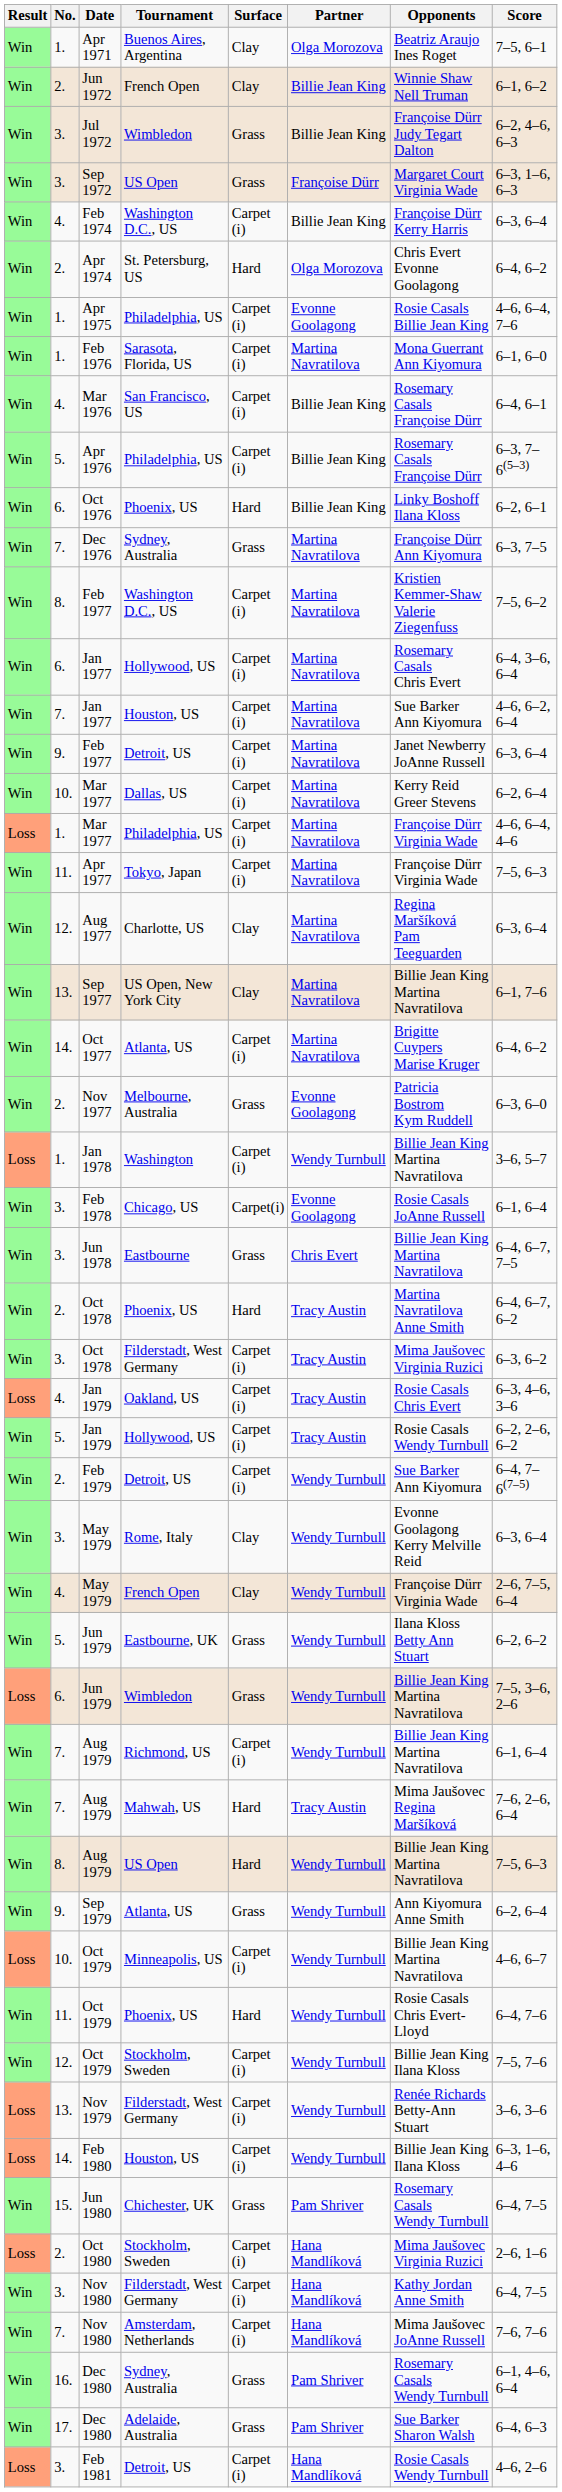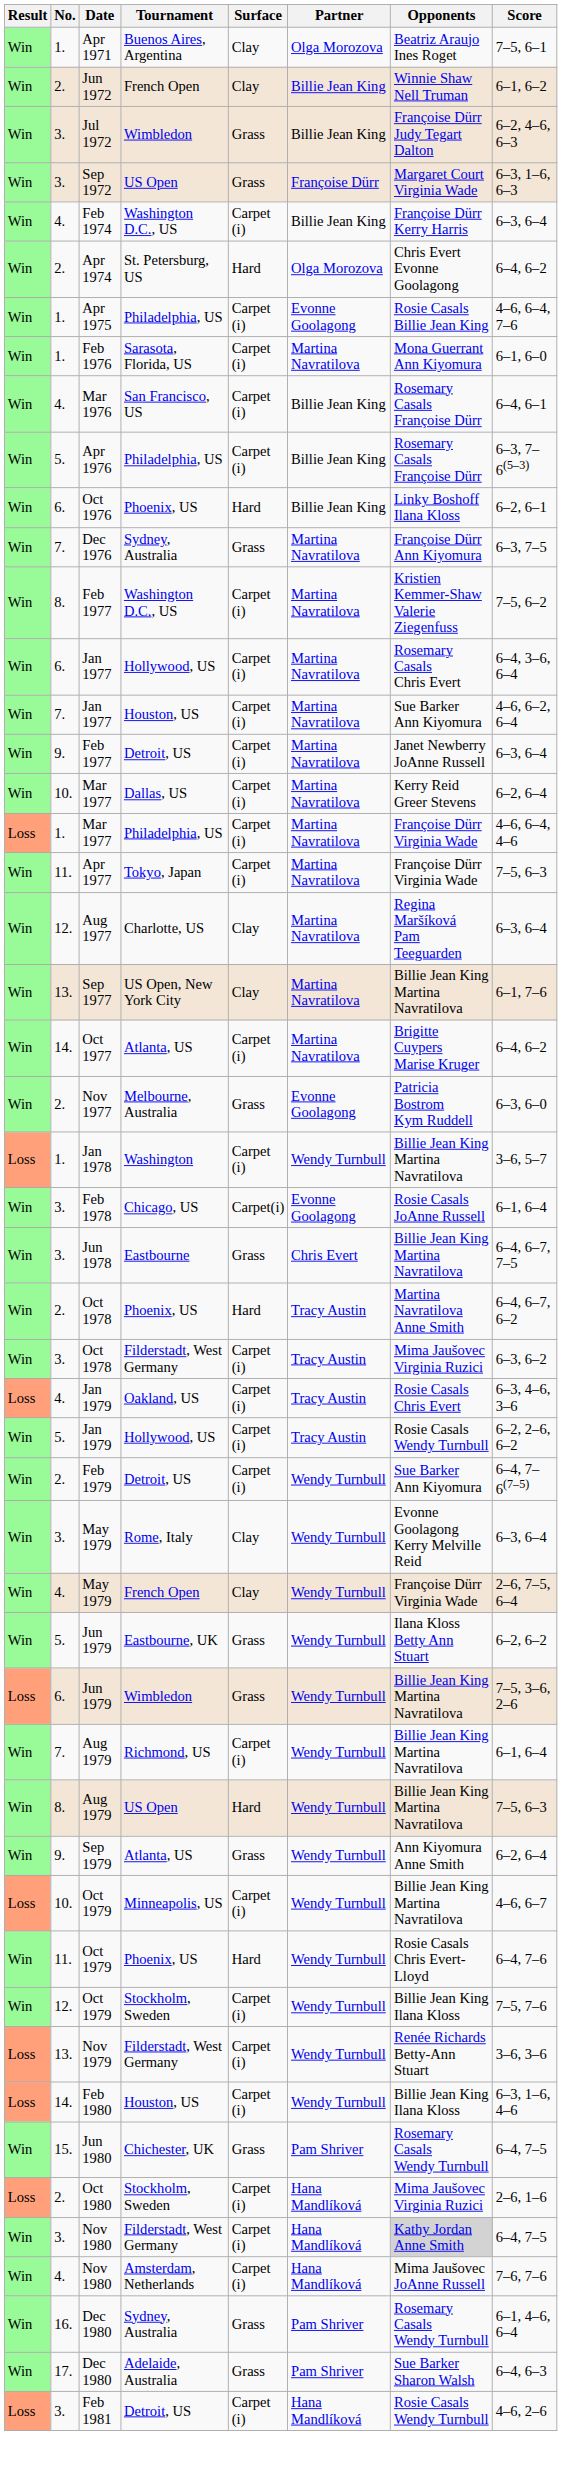- row: (97, 1808)
(433, 2292) no background -> (433, 2236) lightgrey background
(60, 2332) 7. -> (60, 2276) 4.
